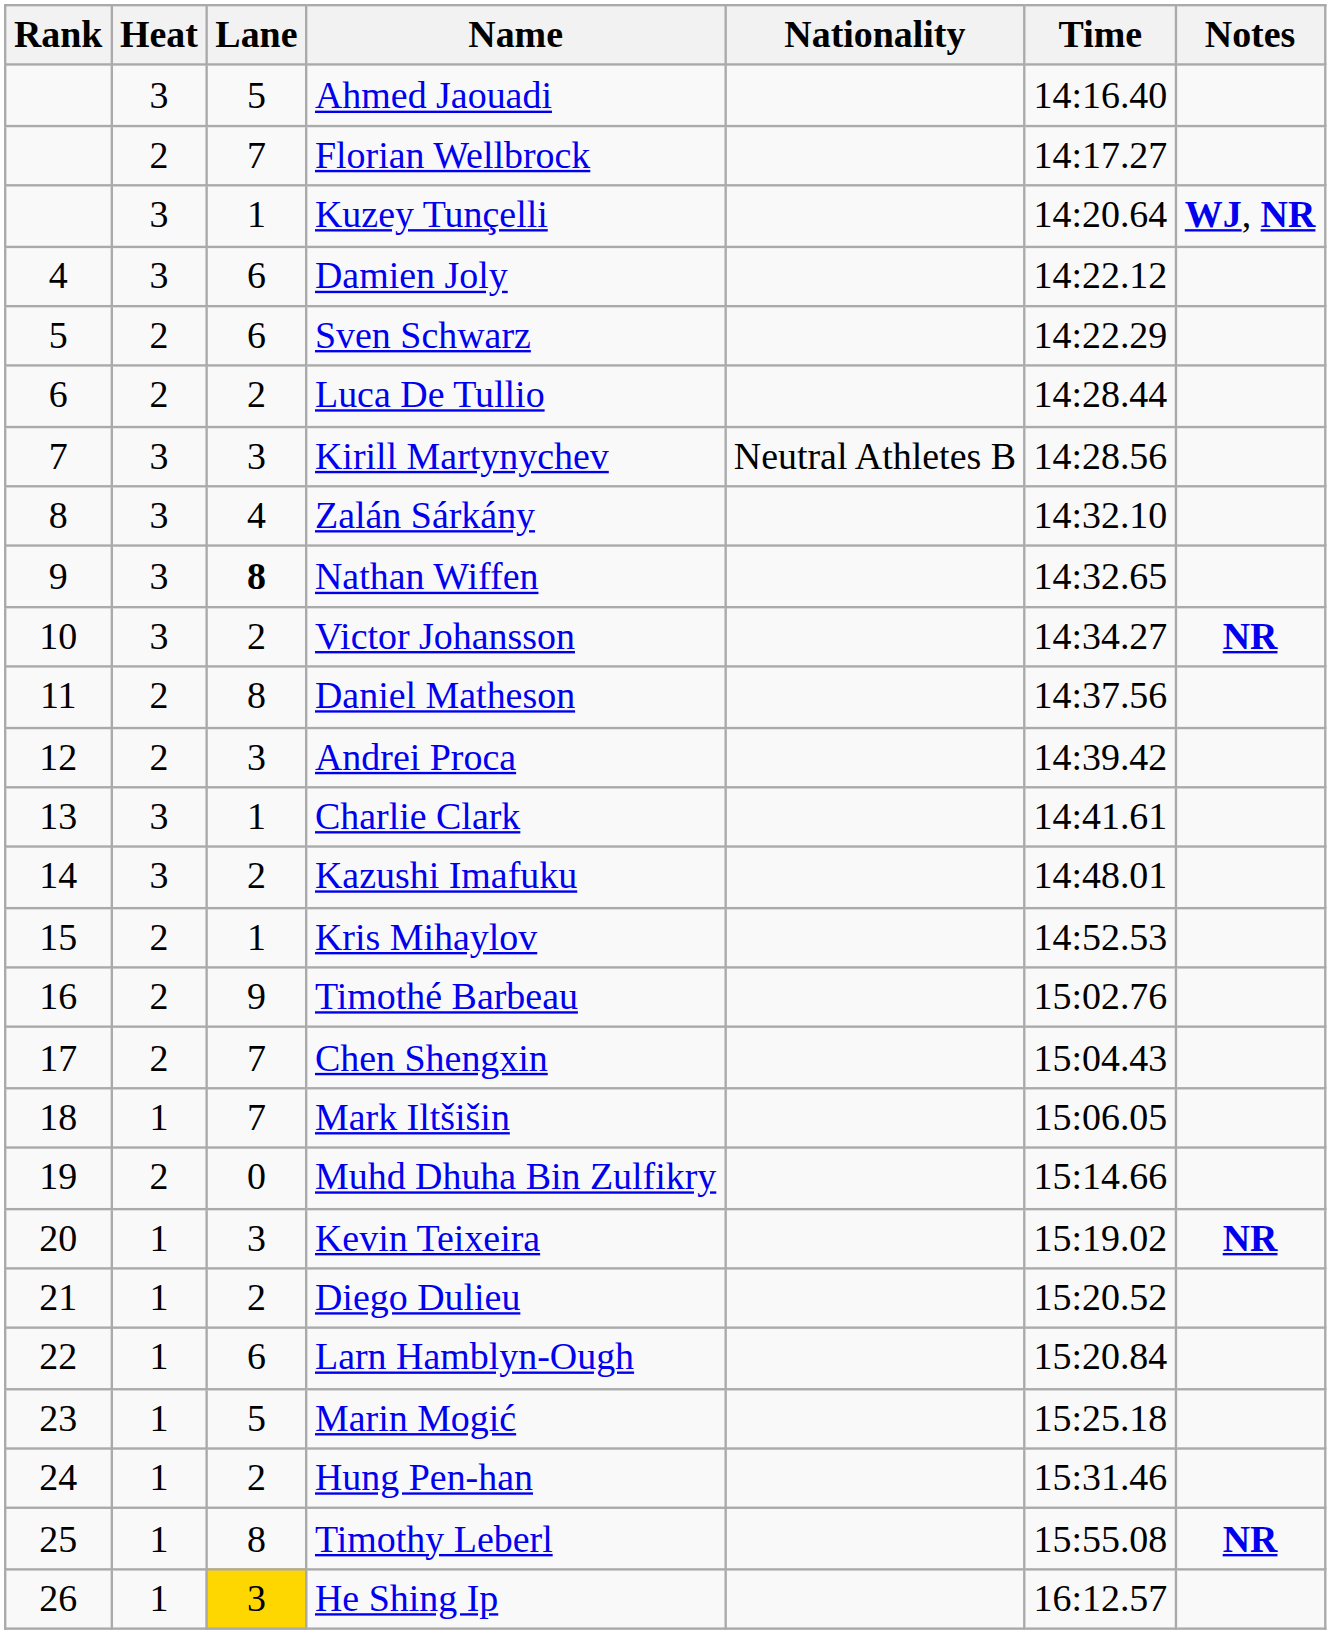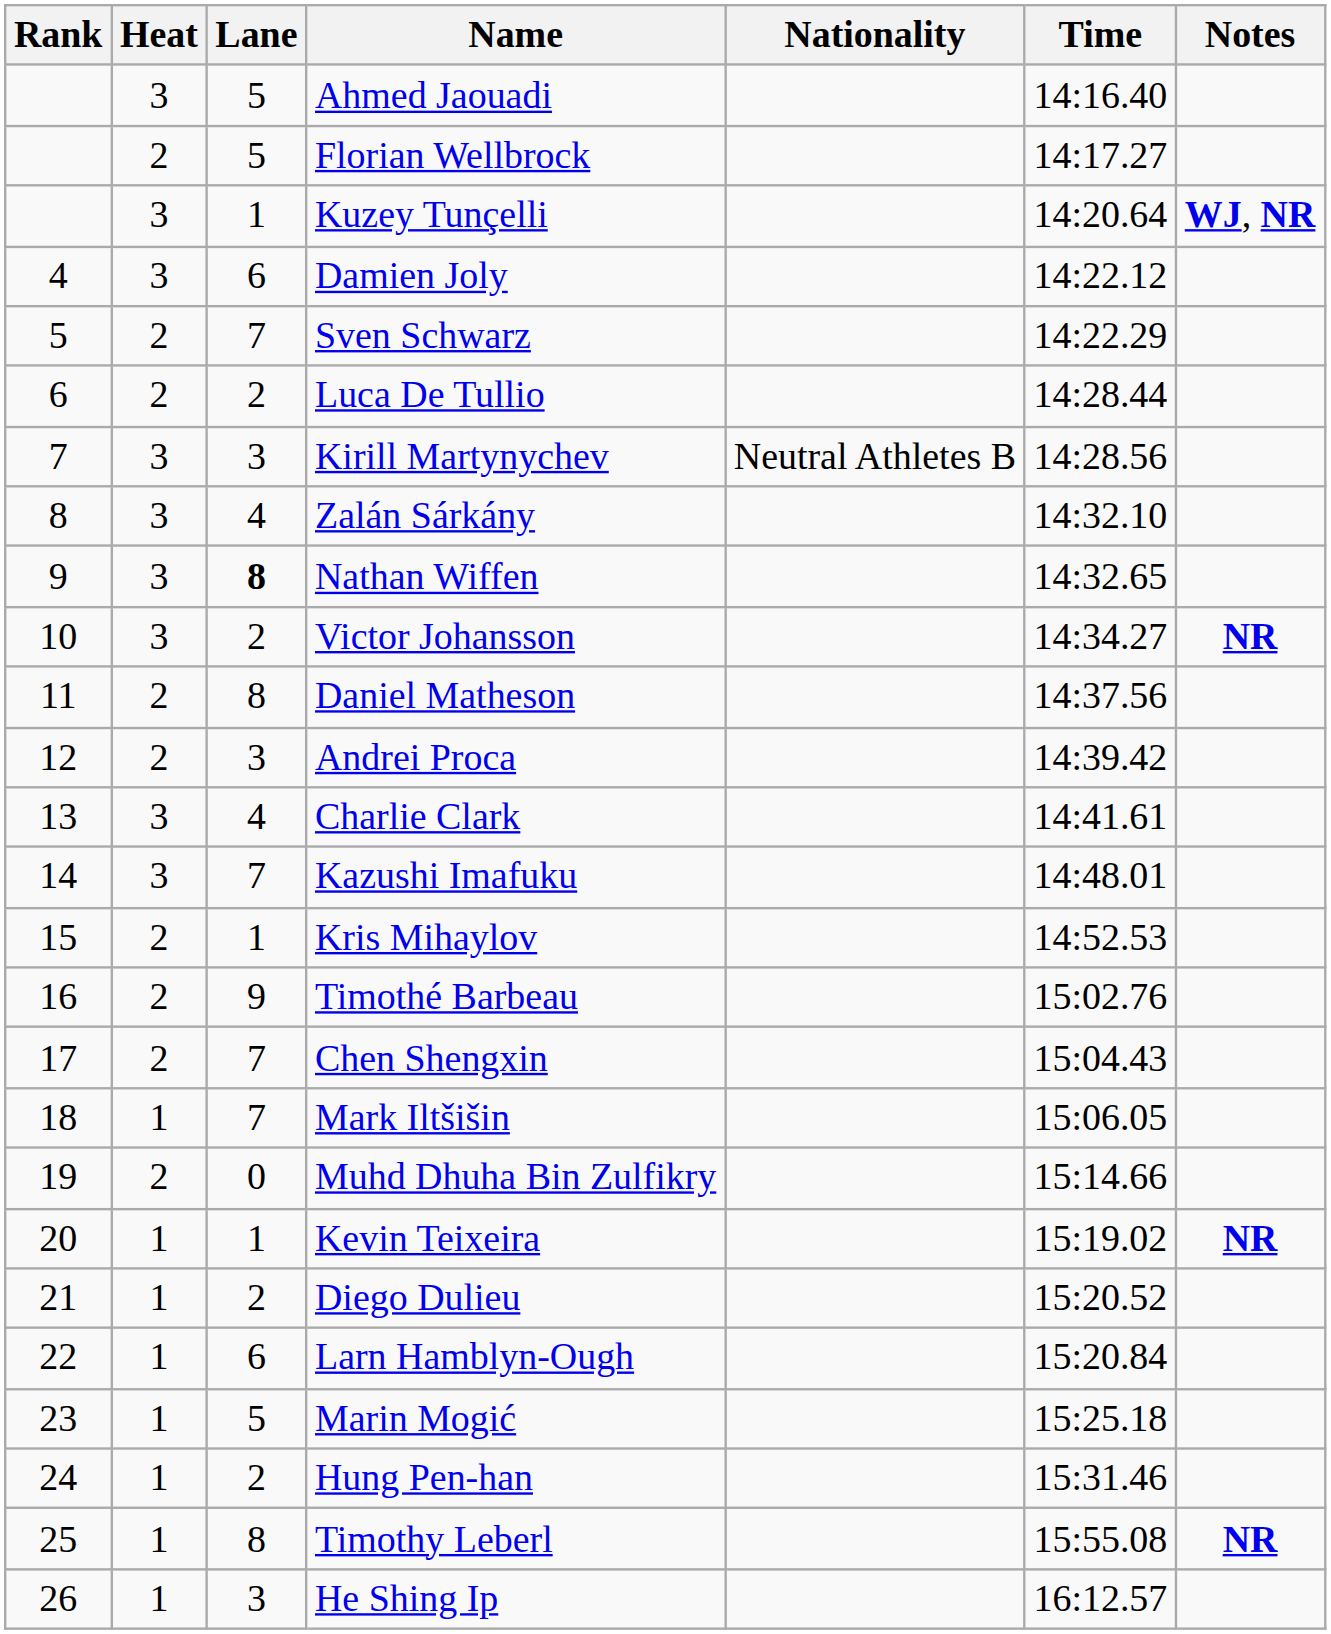(256, 154) 7 -> (256, 154) 5
(256, 335) 6 -> (256, 335) 7
(256, 816) 1 -> (256, 816) 4
(256, 876) 2 -> (256, 876) 7
(256, 1237) 3 -> (256, 1237) 1
(256, 1598) gold background -> (256, 1598) no background
